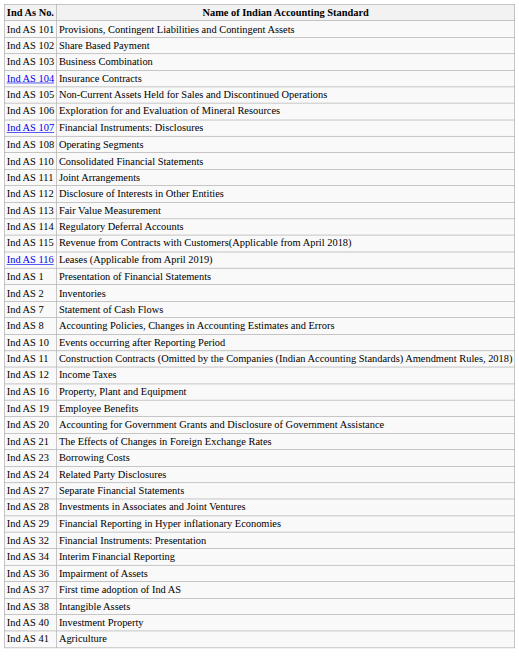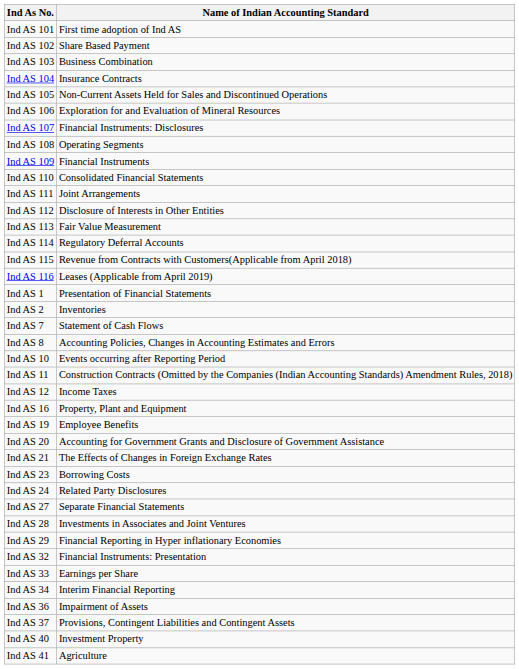(177, 29) Provisions, Contingent Liabilities and Contingent Assets -> (120, 29) First time adoption of Ind AS
+ row: (30, 161)
+ row: (28, 573)
(120, 590) First time adoption of Ind AS -> (177, 623) Provisions, Contingent Liabilities and Contingent Assets
- row: (28, 606)
